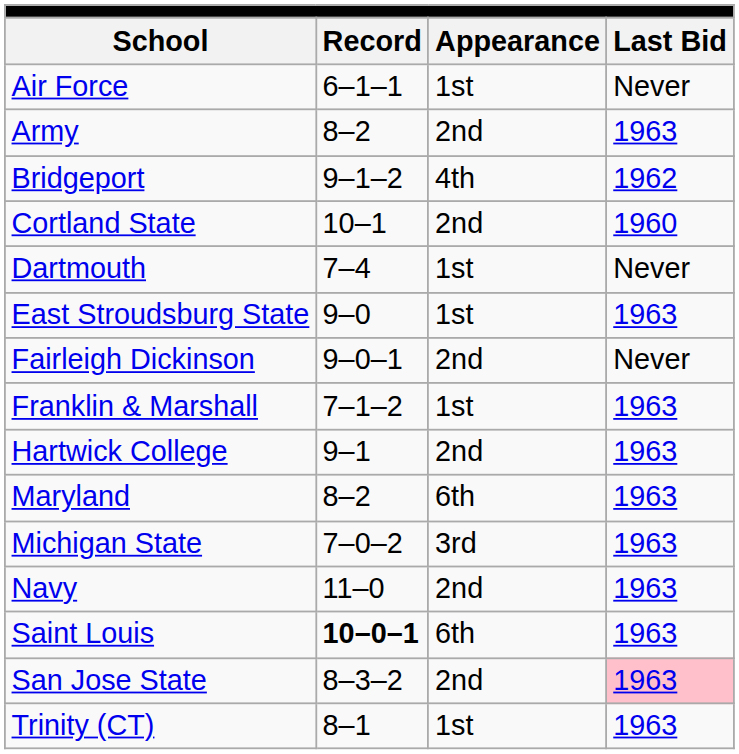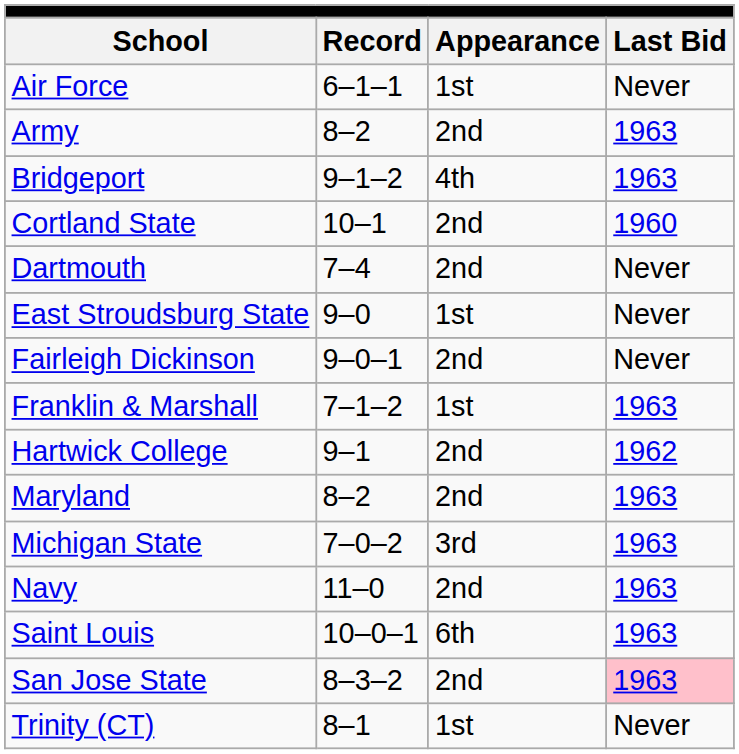(645, 177) 1962 -> (645, 177) 1963
(454, 268) 1st -> (459, 268) 2nd
(645, 314) 1963 -> (652, 314) Never
(645, 451) 1963 -> (645, 451) 1962
(455, 497) 6th -> (459, 497) 2nd
(371, 634) bold -> (371, 634) normal
(645, 725) 1963 -> (652, 725) Never
